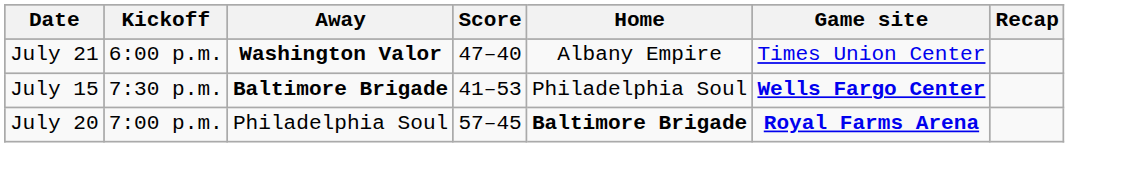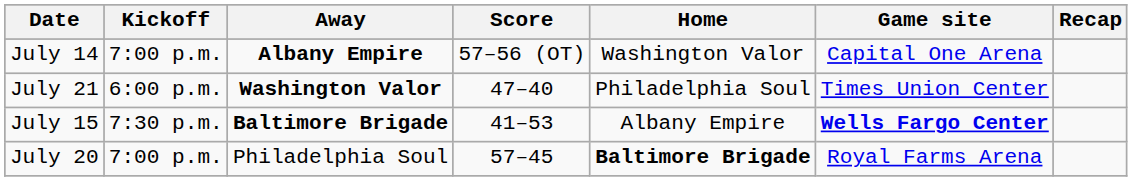+ row: (54, 56)
(640, 56) Albany Empire -> (703, 90) Philadelphia Soul
(640, 90) Philadelphia Soul -> (703, 125) Albany Empire
(871, 125) bold -> (935, 159) normal
